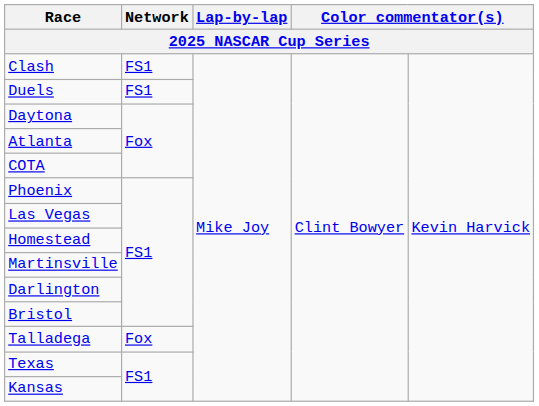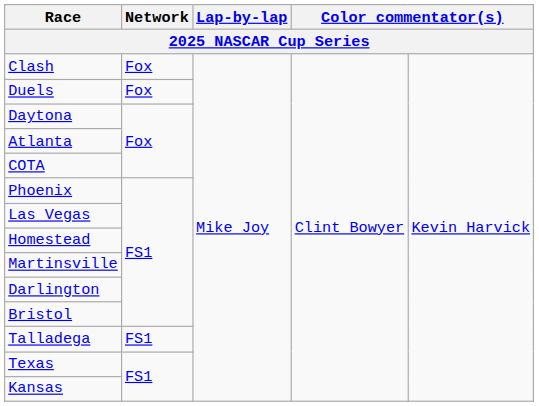(139, 67) FS1 -> (139, 67) Fox
(139, 91) FS1 -> (139, 91) Fox
(139, 339) Fox -> (139, 339) FS1
